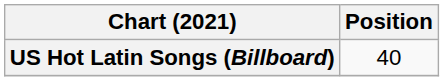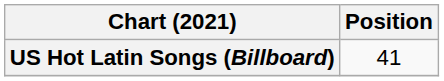(389, 57) 40 -> (389, 57) 41
